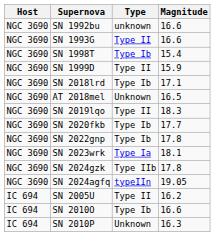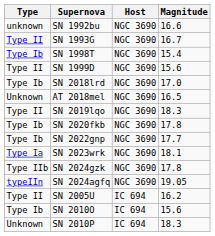columns swapped: (27, 11) <-> (135, 11)
(171, 40) 16.6 -> (171, 40) 16.7
(171, 68) 15.9 -> (171, 68) 15.6
(171, 82) 17.1 -> (171, 82) 17.0
(171, 125) 17.7 -> (171, 125) 17.8
(171, 139) 17.8 -> (171, 139) 17.7
(171, 210) 16.6 -> (171, 210) 15.6
(171, 224) 16.3 -> (171, 224) 18.3
